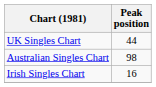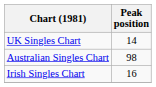(131, 40) 44 -> (131, 40) 14
